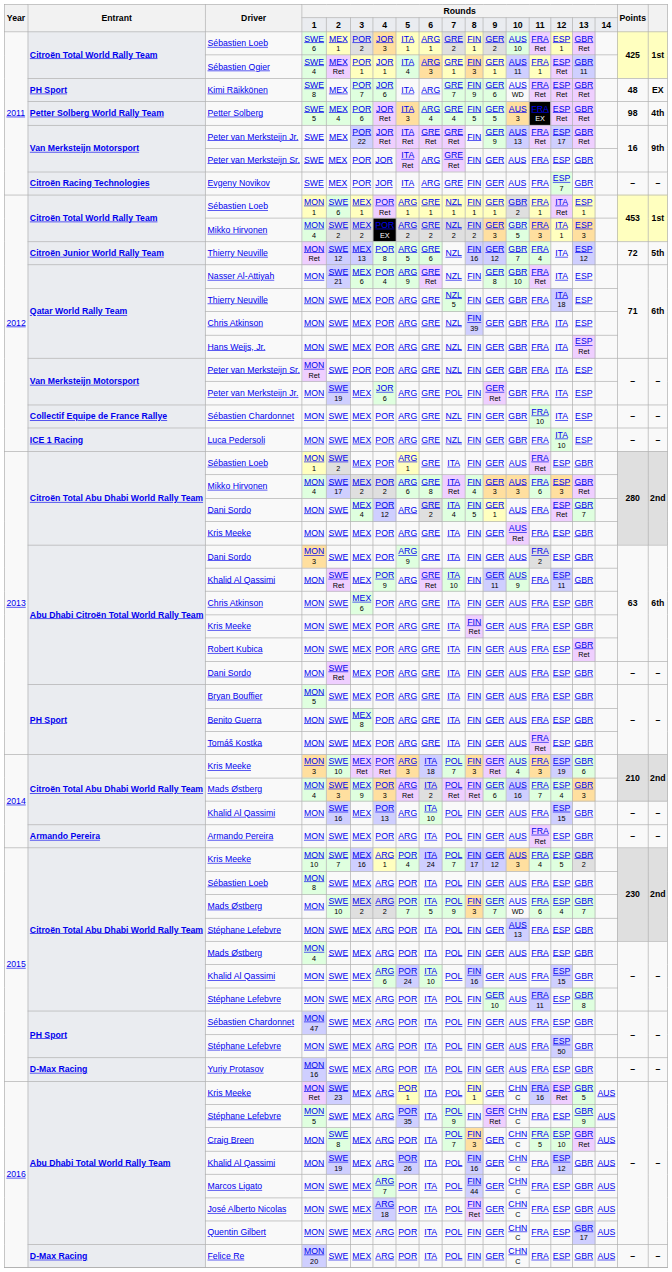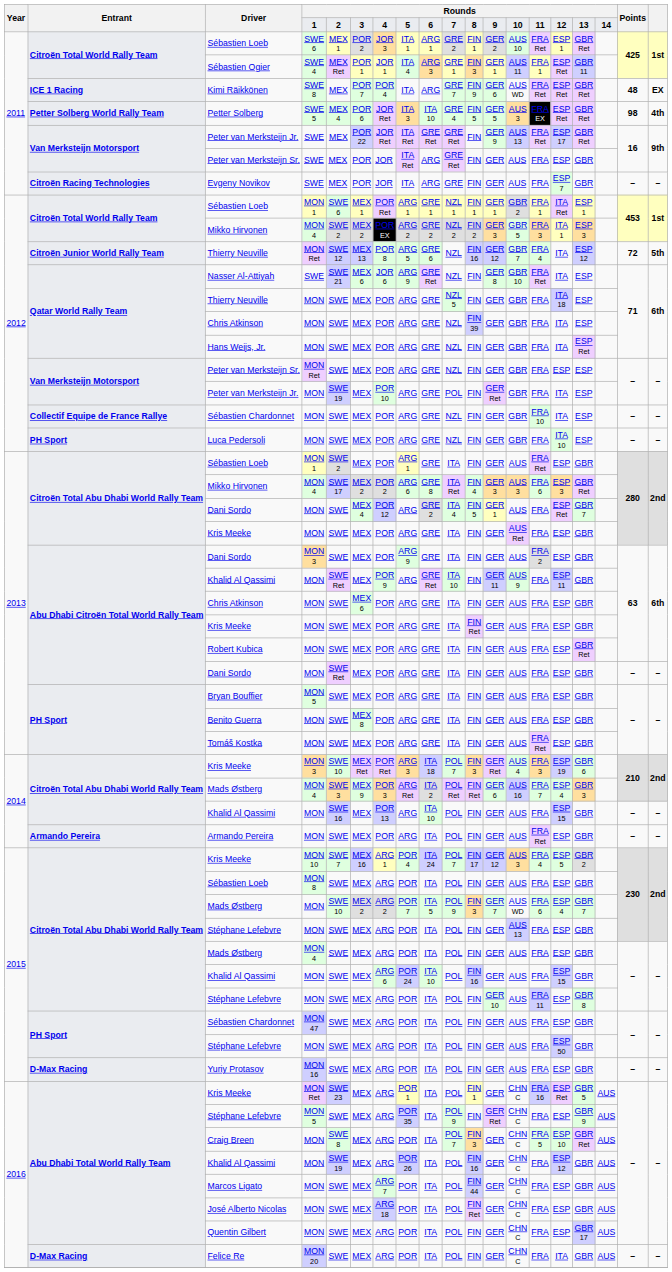(48, 90) PH Sport -> (56, 90) ICE 1 Racing
(385, 89) JOR 6 -> (385, 89) POR 4
(431, 113) ARG 4 -> (431, 113) ITA 10
(314, 276) MON -> (314, 276) SWE
(385, 276) POR 4 -> (385, 276) JOR 6
(362, 369) POR -> (362, 369) MEX
(562, 369) ITA -> (562, 369) ESP
(385, 392) JOR 6 -> (385, 392) POR 10
(56, 439) ICE 1 Racing -> (48, 439) PH Sport
(562, 1256) ESP -> (562, 1256) ITA
